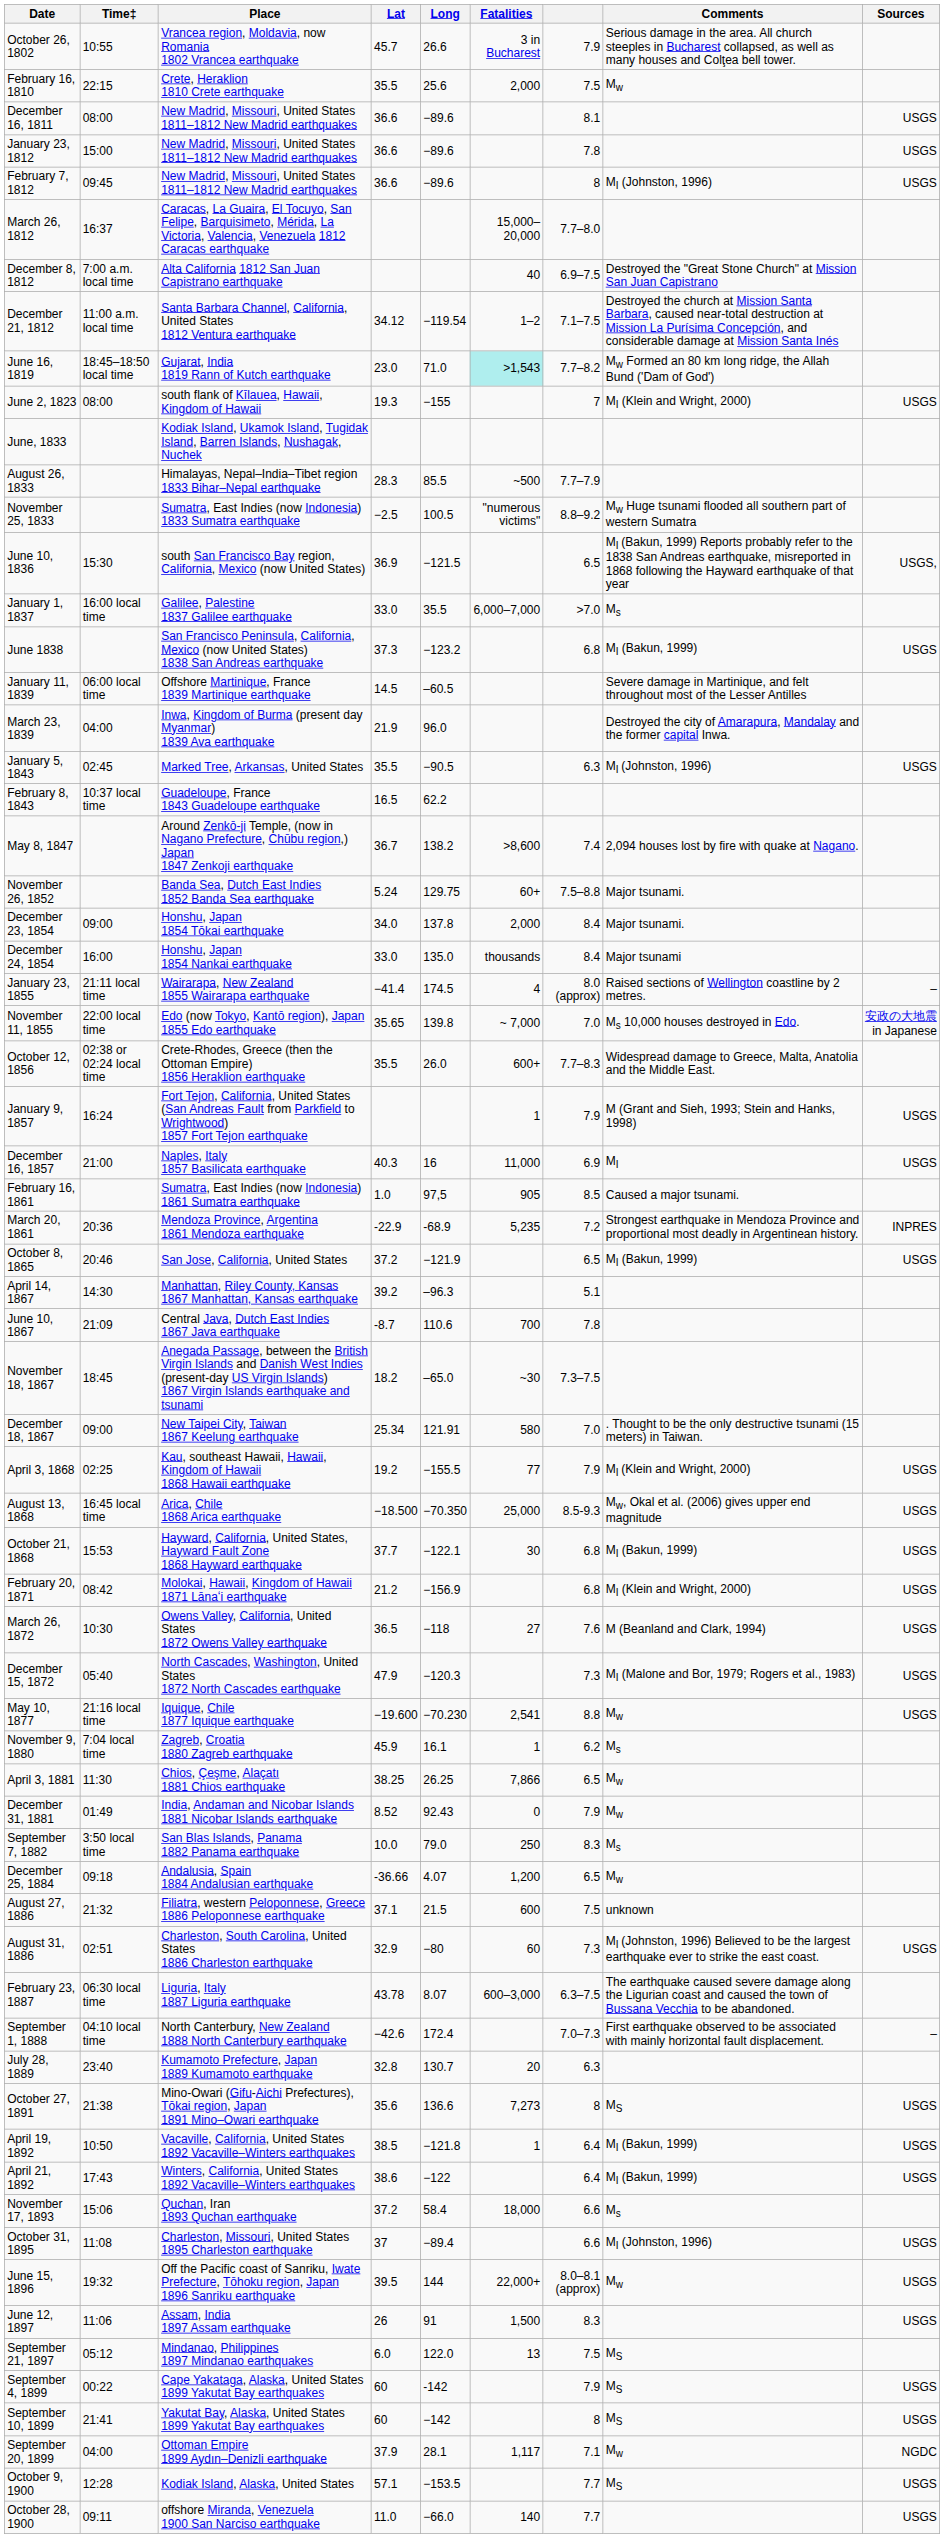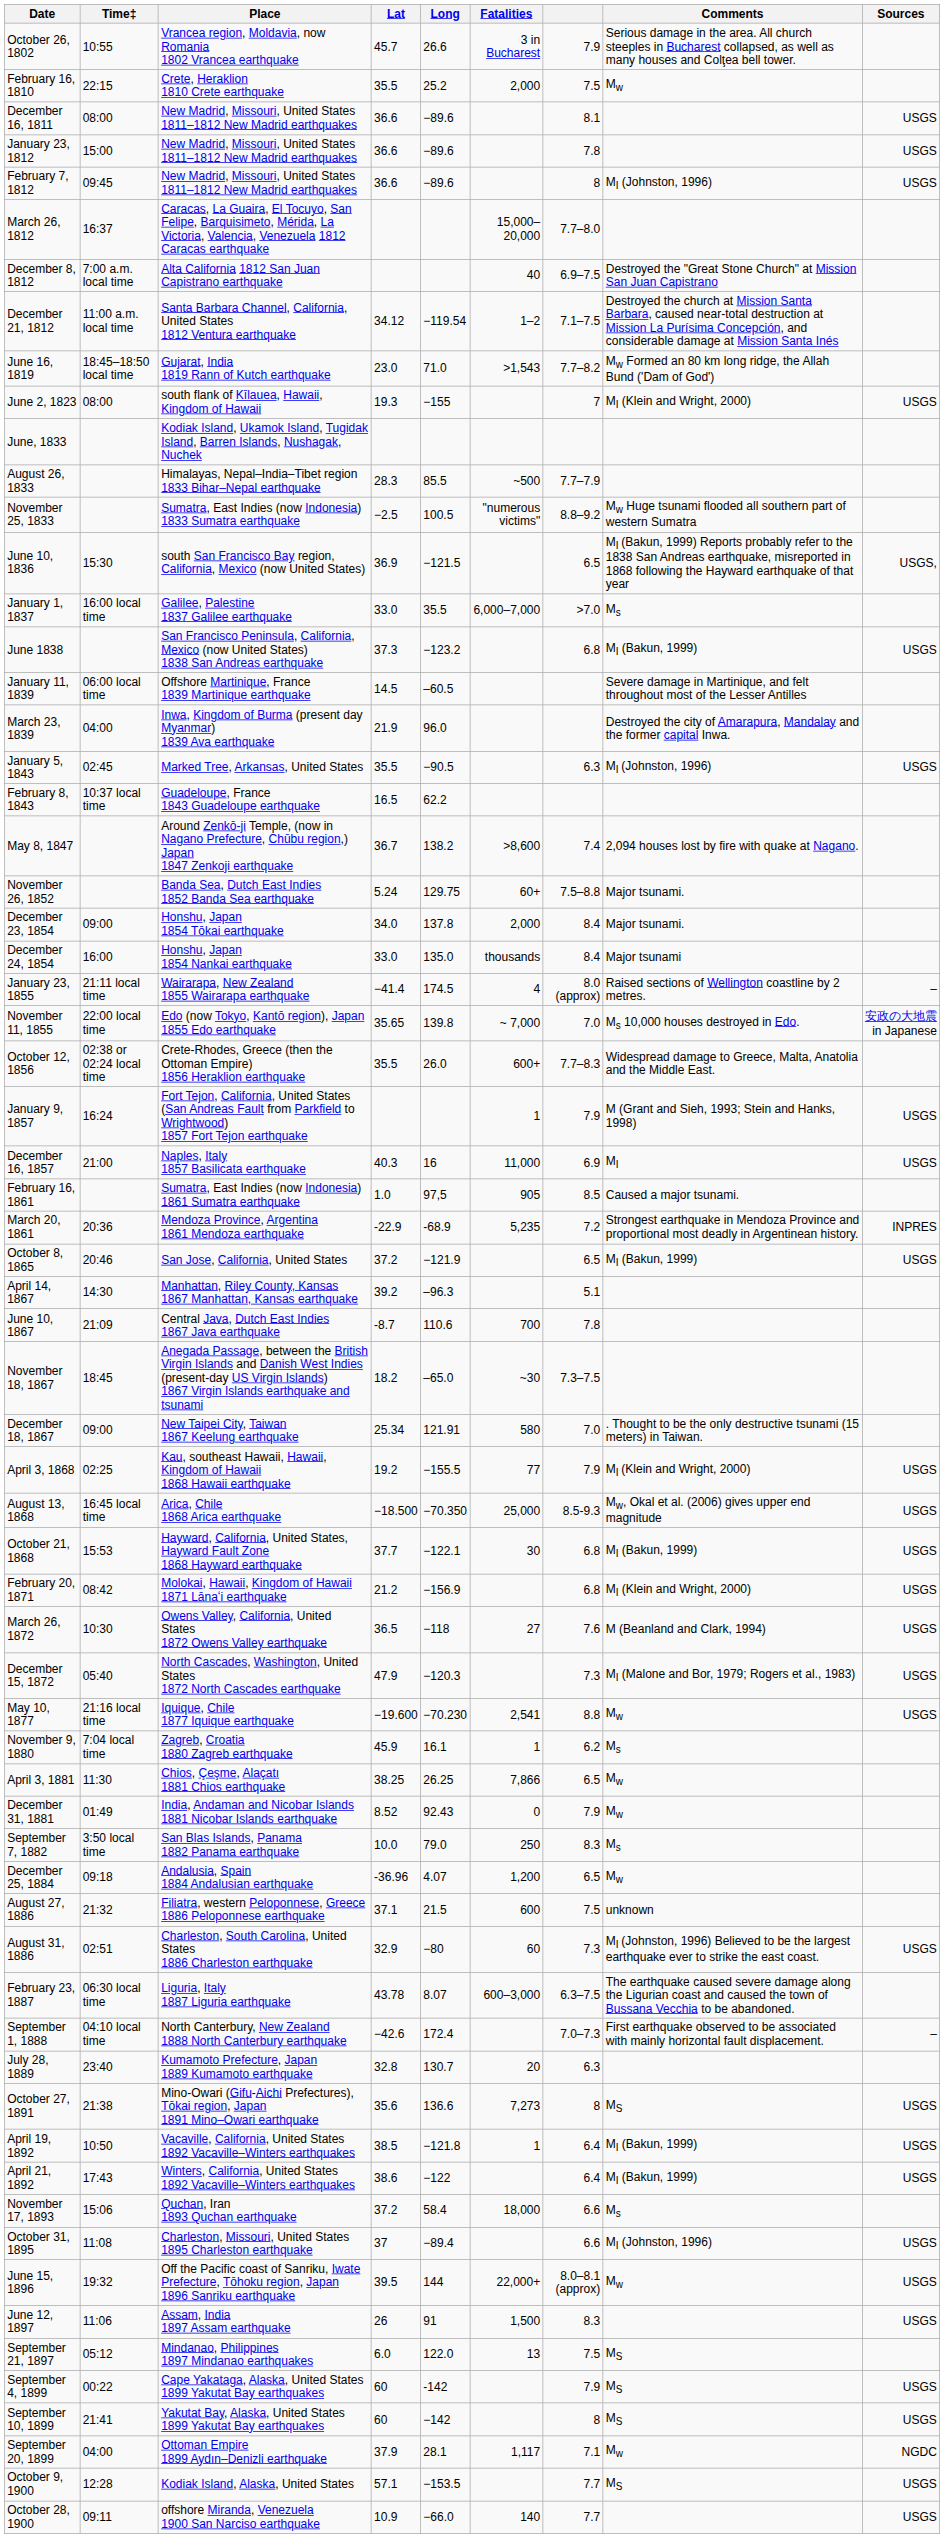(435, 85) 25.6 -> (435, 85) 25.2
(522, 368) paleturquoise background -> (522, 368) no background
(391, 1877) -36.66 -> (391, 1877) -36.96
(385, 2517) 11.0 -> (386, 2517) 10.9
